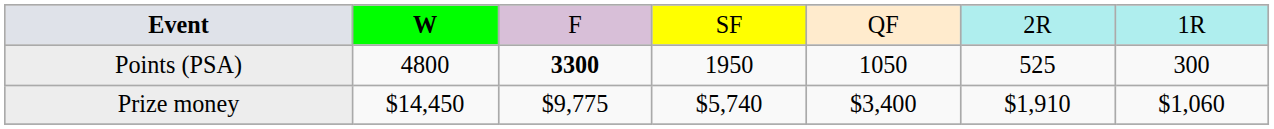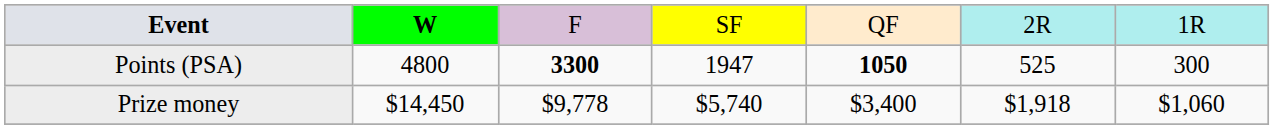(729, 64) 1950 -> (729, 64) 1947
(883, 64) normal -> (883, 64) bold
(575, 104) $9,775 -> (575, 104) $9,778
(1037, 104) $1,910 -> (1037, 104) $1,918
